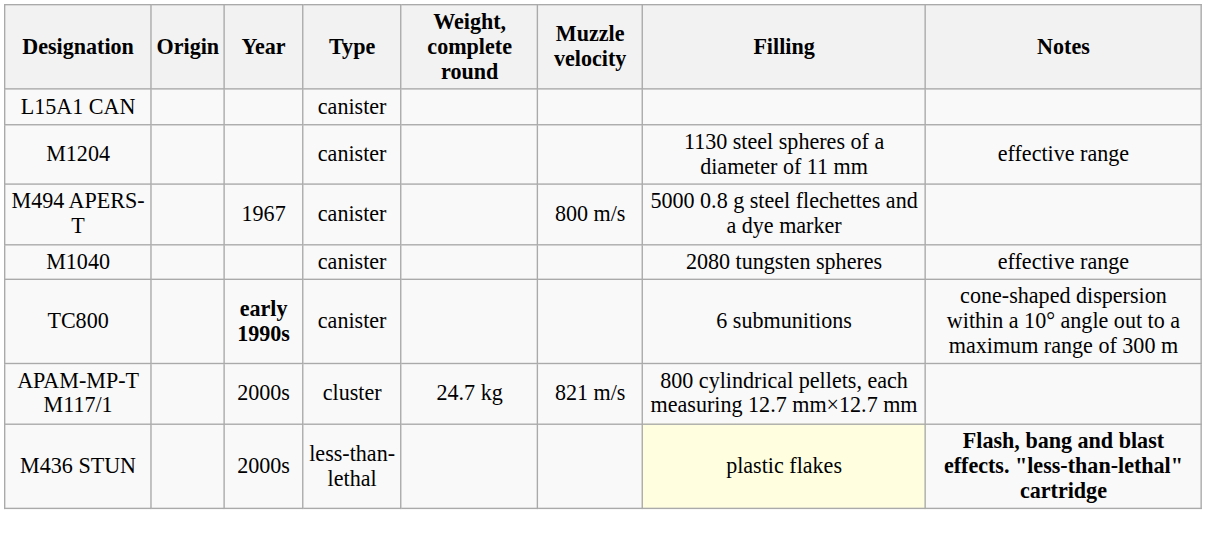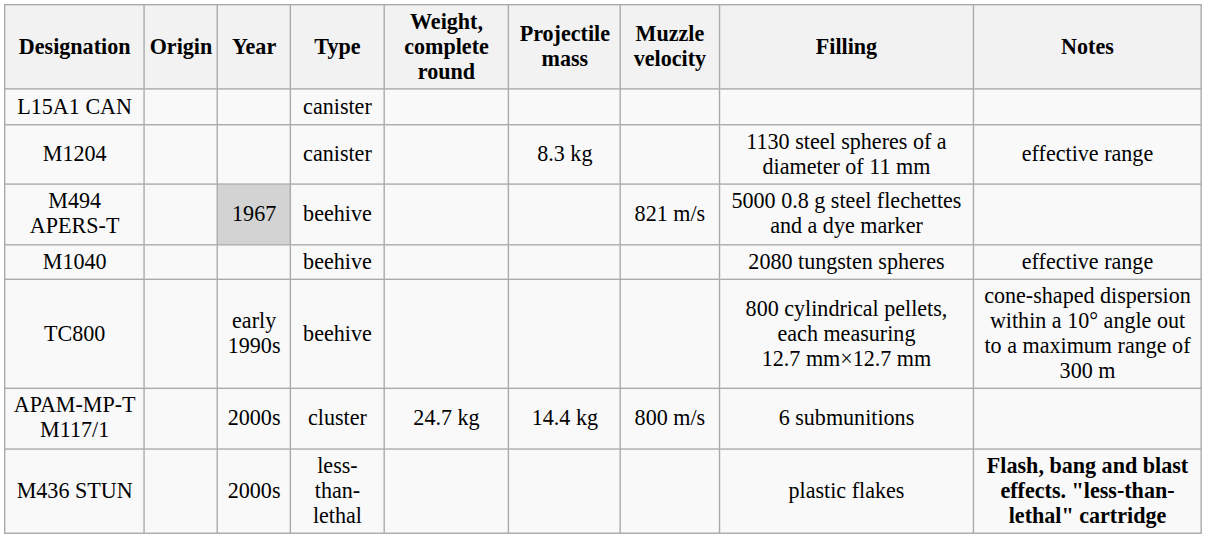+ column: (565, 46)
(264, 214) no background -> (254, 214) lightgrey background
(352, 214) canister -> (337, 214) beehive
(590, 214) 800 m/s -> (670, 214) 821 m/s
(352, 261) canister -> (337, 261) beehive
(264, 321) bold -> (254, 333) normal
(352, 321) canister -> (337, 333) beehive
(784, 321) 6 submunitions -> (846, 333) 800 cylindrical pellets, each measuring 12.7 mm×12.7 mm
(590, 393) 821 m/s -> (670, 418) 800 m/s
(784, 393) 800 cylindrical pellets, each measuring 12.7 mm×12.7 mm -> (846, 418) 6 submunitions
(784, 465) lightyellow background -> (846, 490) no background
